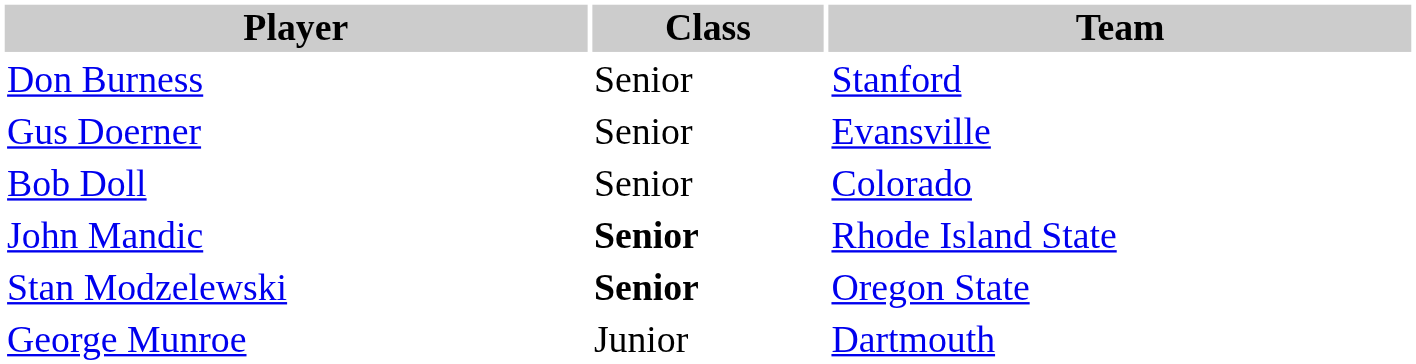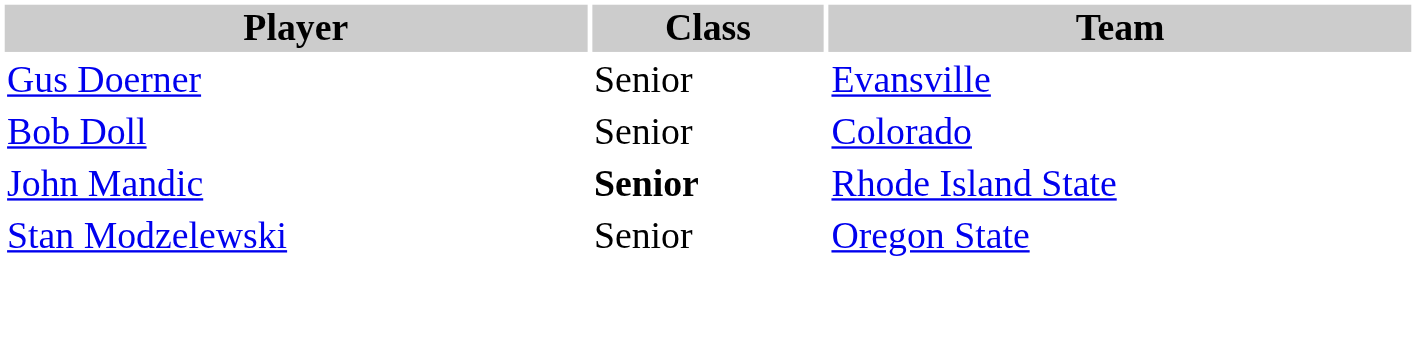- row: (105, 79)
(646, 287) bold -> (643, 235) normal
- row: (127, 339)
